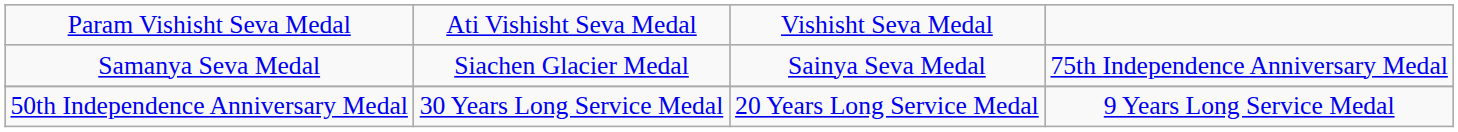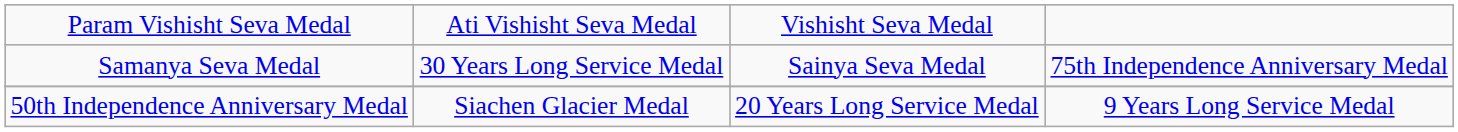(571, 65) Siachen Glacier Medal -> (572, 65) 30 Years Long Service Medal
(572, 106) 30 Years Long Service Medal -> (571, 106) Siachen Glacier Medal
